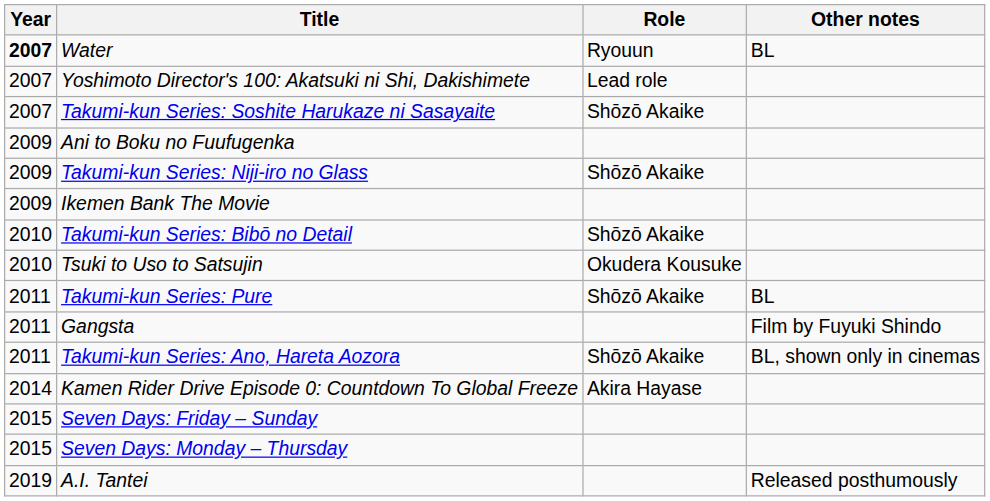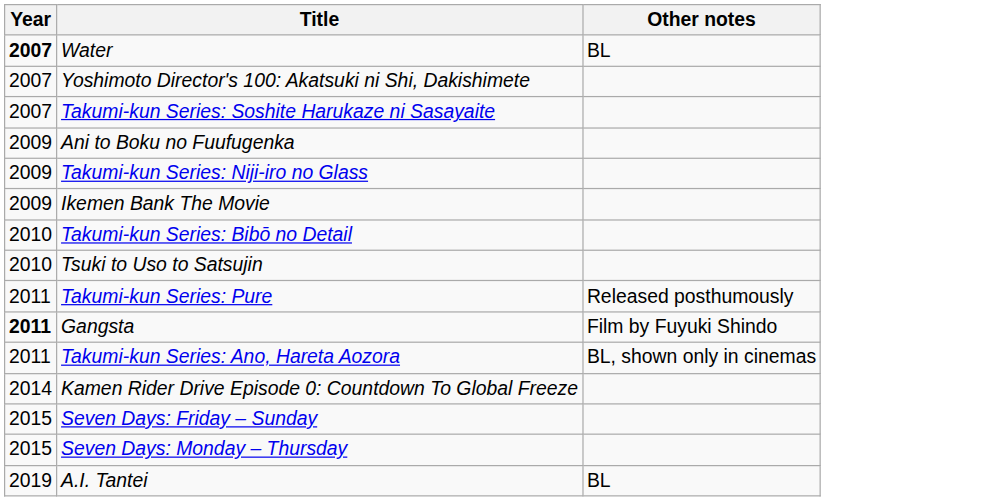- column: (664, 19)
(763, 296) BL -> (690, 296) Released posthumously
(30, 326) normal -> (30, 326) bold
(854, 480) Released posthumously -> (599, 480) BL
